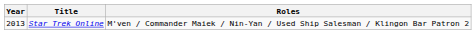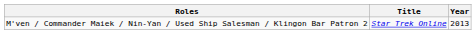columns swapped: (16, 11) <-> (288, 11)
